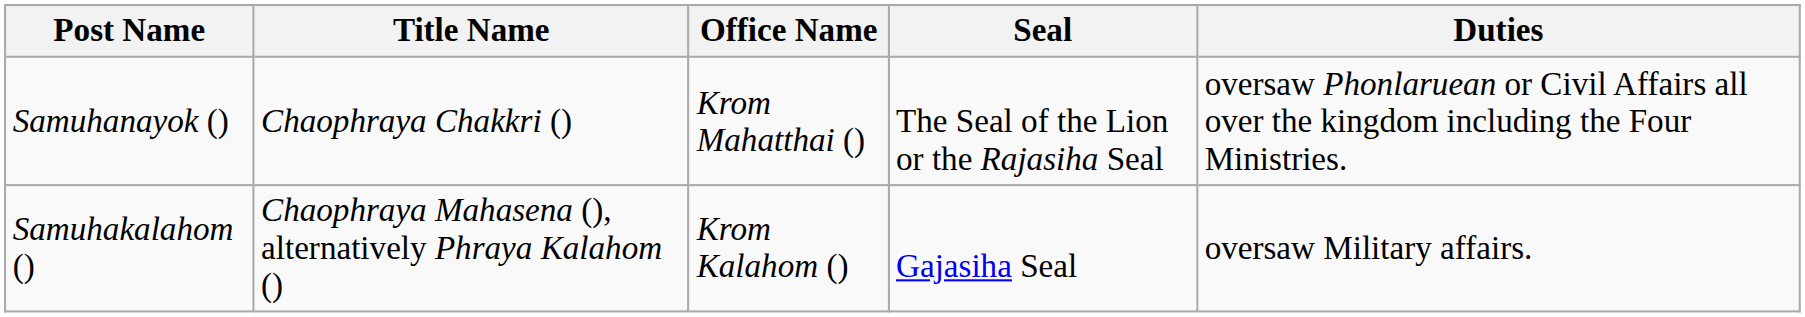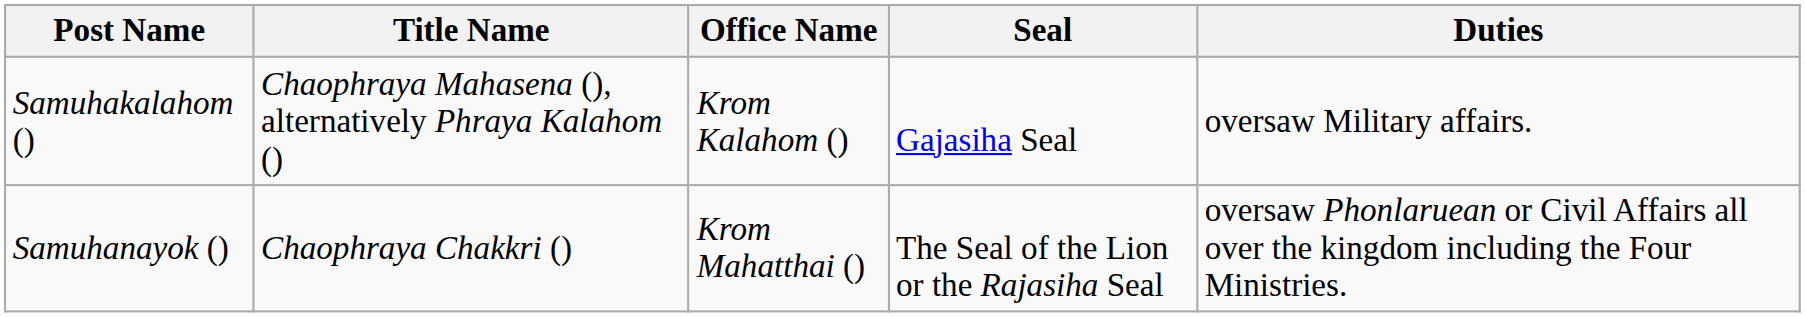rows swapped: (121, 120) <-> (123, 247)
